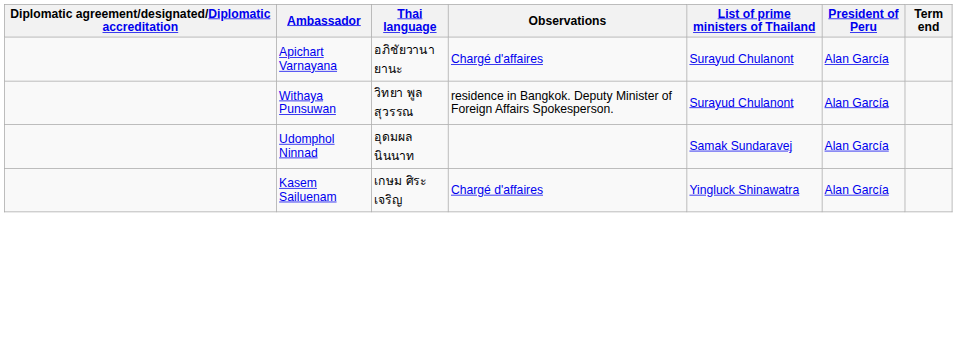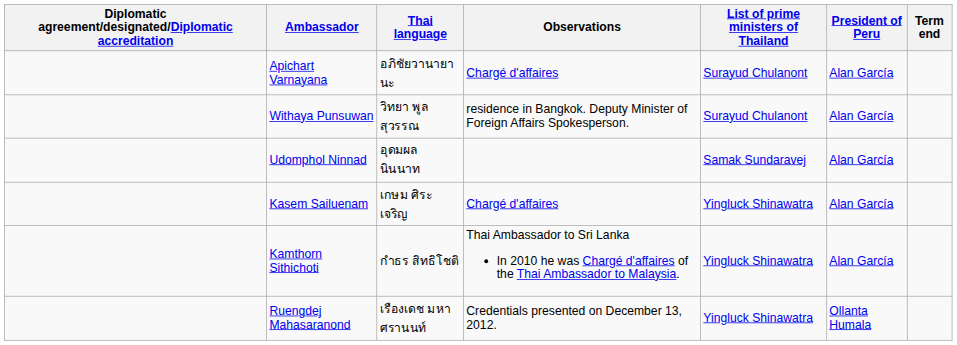+ row: (296, 261)
+ row: (310, 318)
